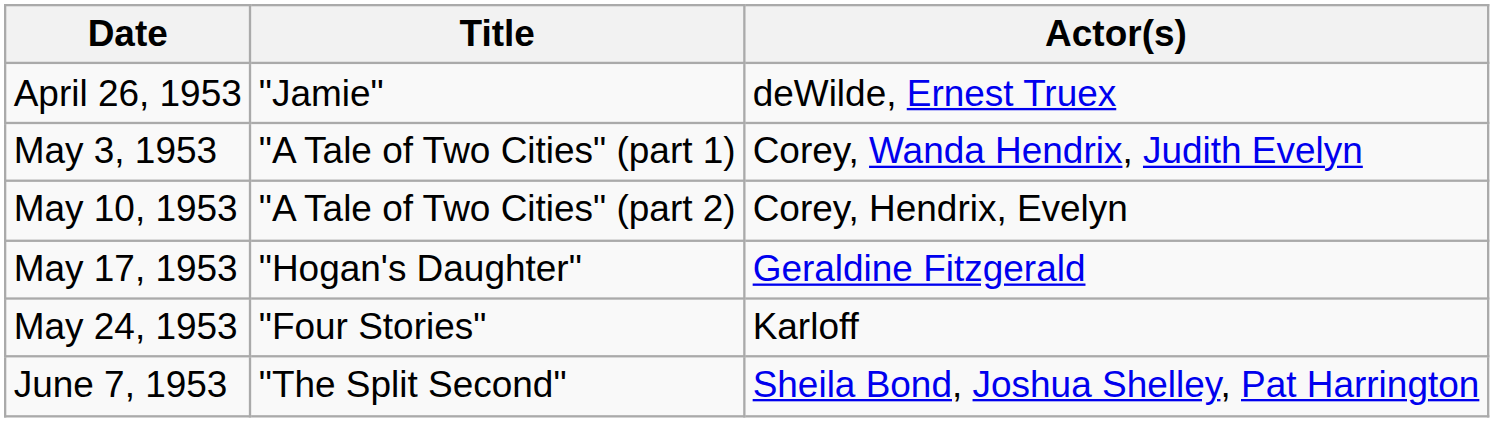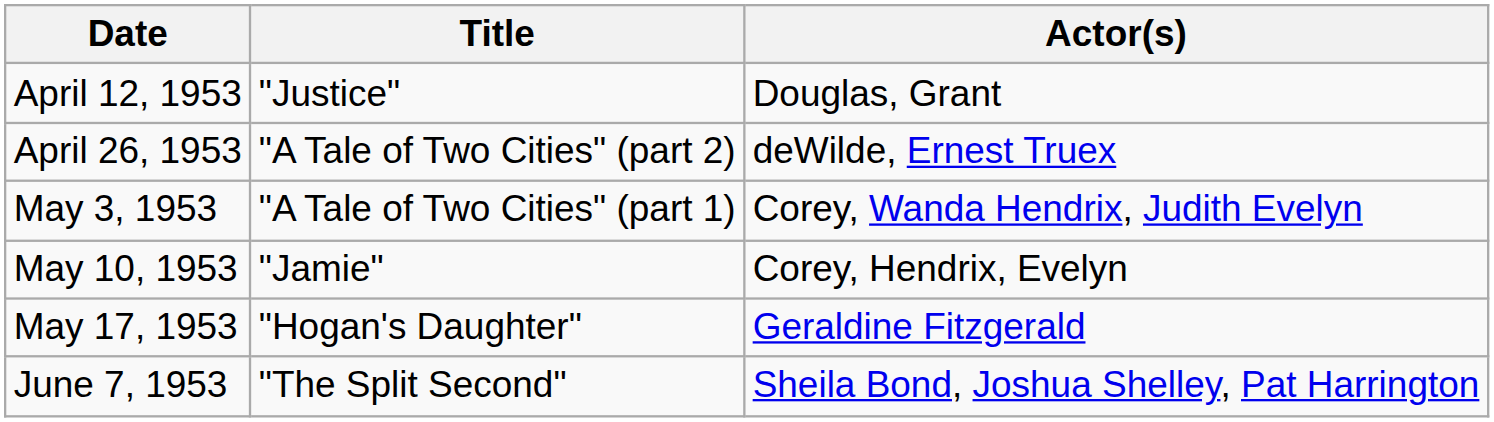+ row: (128, 92)
(321, 92) "Jamie" -> (497, 151) "A Tale of Two Cities" (part 2)
(497, 209) "A Tale of Two Cities" (part 2) -> (321, 268) "Jamie"
- row: (126, 326)
